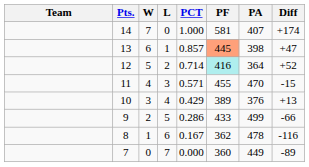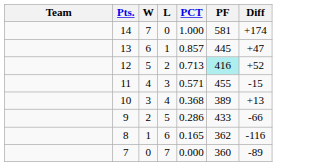- column: (255, 13)
(223, 48) lightsalmon background -> (223, 48) no background
(191, 65) 0.714 -> (191, 65) 0.713
(191, 100) 0.429 -> (191, 100) 0.368
(191, 135) 0.167 -> (191, 135) 0.165
